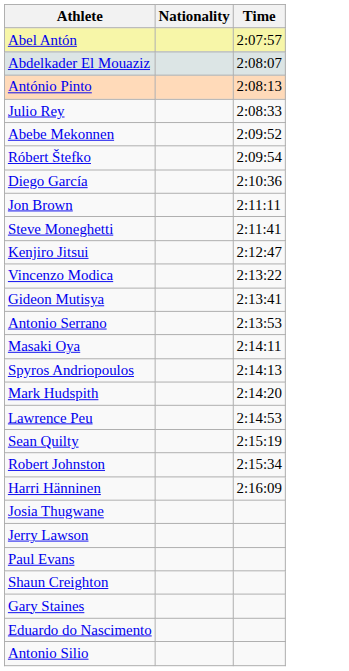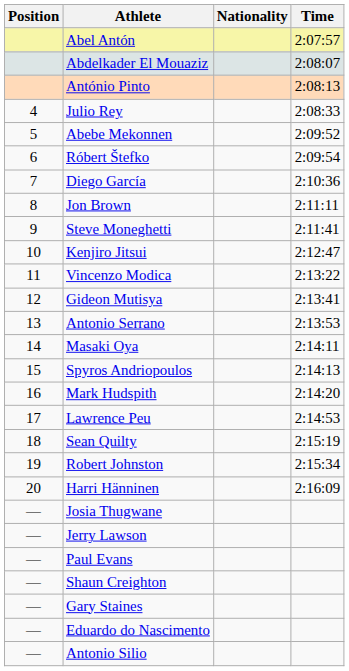+ column: (34, 16)
